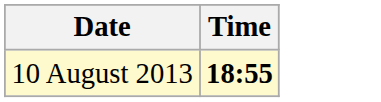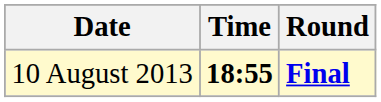+ column: (328, 27)
